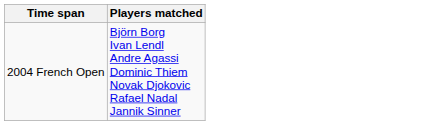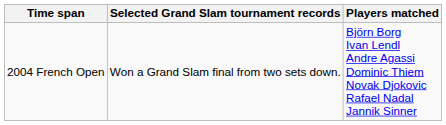+ column: (225, 13)
